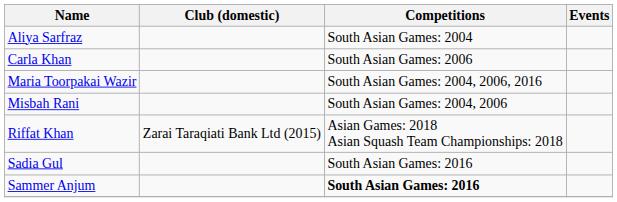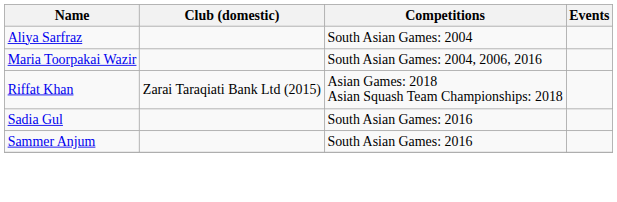- row: (40, 59)
- row: (43, 103)
(403, 185) bold -> (400, 141) normal
